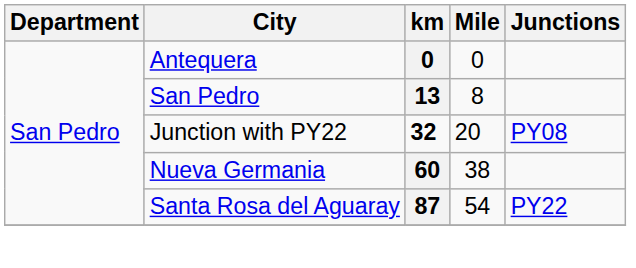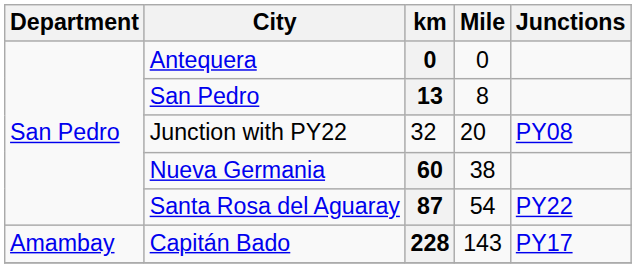(423, 133) bold -> (423, 133) normal
+ row: (220, 243)
